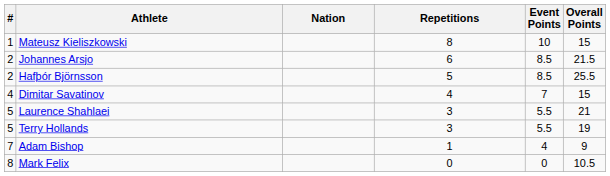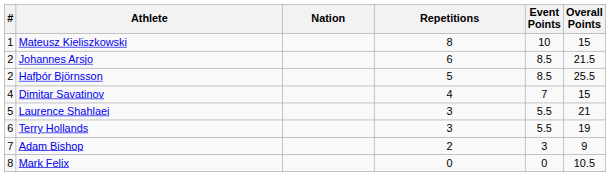(10, 128) 5 -> (10, 128) 6
(450, 146) 1 -> (450, 146) 2
(544, 146) 4 -> (544, 146) 3
